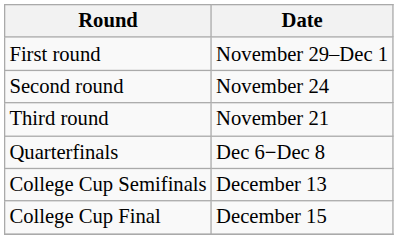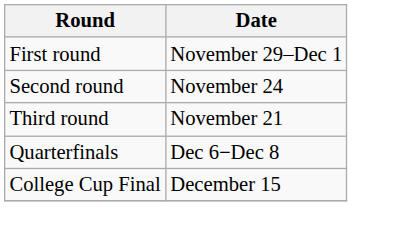- row: (108, 184)
